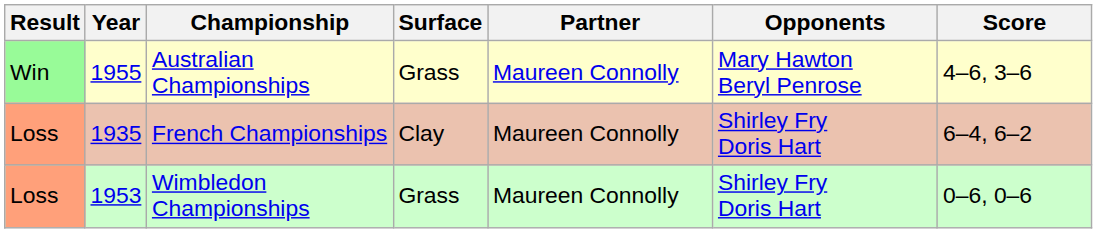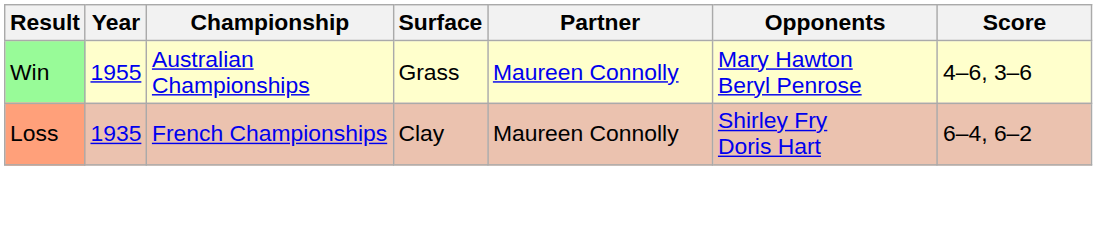- row: (231, 195)
